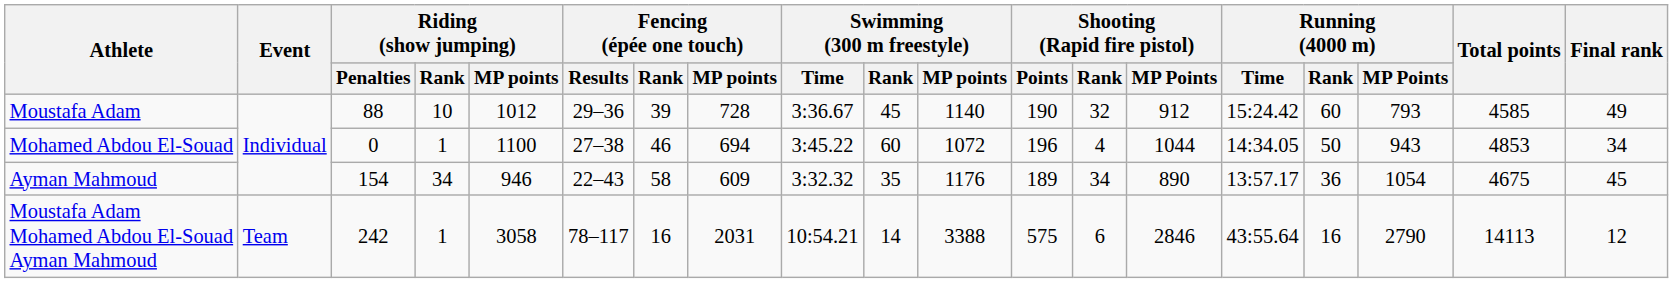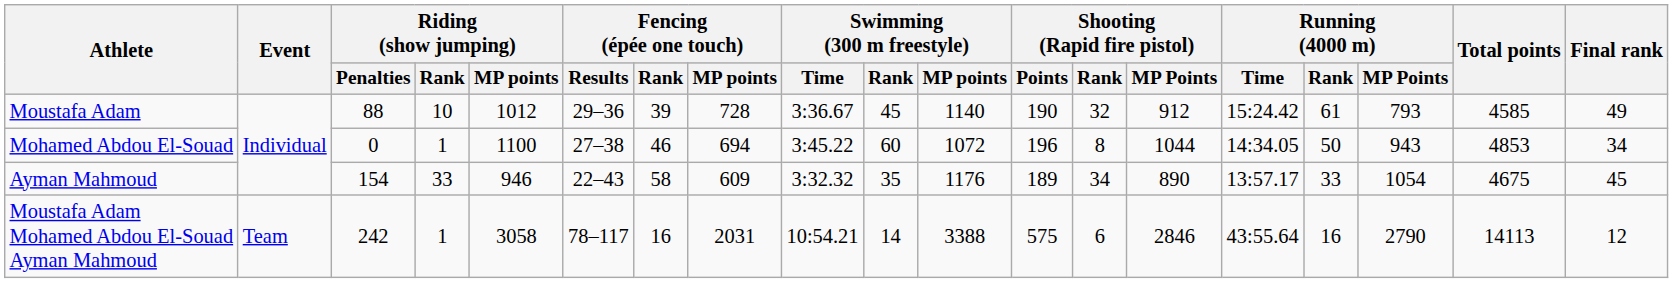(1331, 111) 60 -> (1331, 111) 61
(1100, 145) 4 -> (1100, 145) 8
(442, 178) 34 -> (442, 178) 33
(1331, 178) 36 -> (1331, 178) 33
